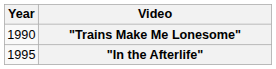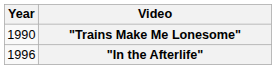(21, 54) 1995 -> (21, 54) 1996
